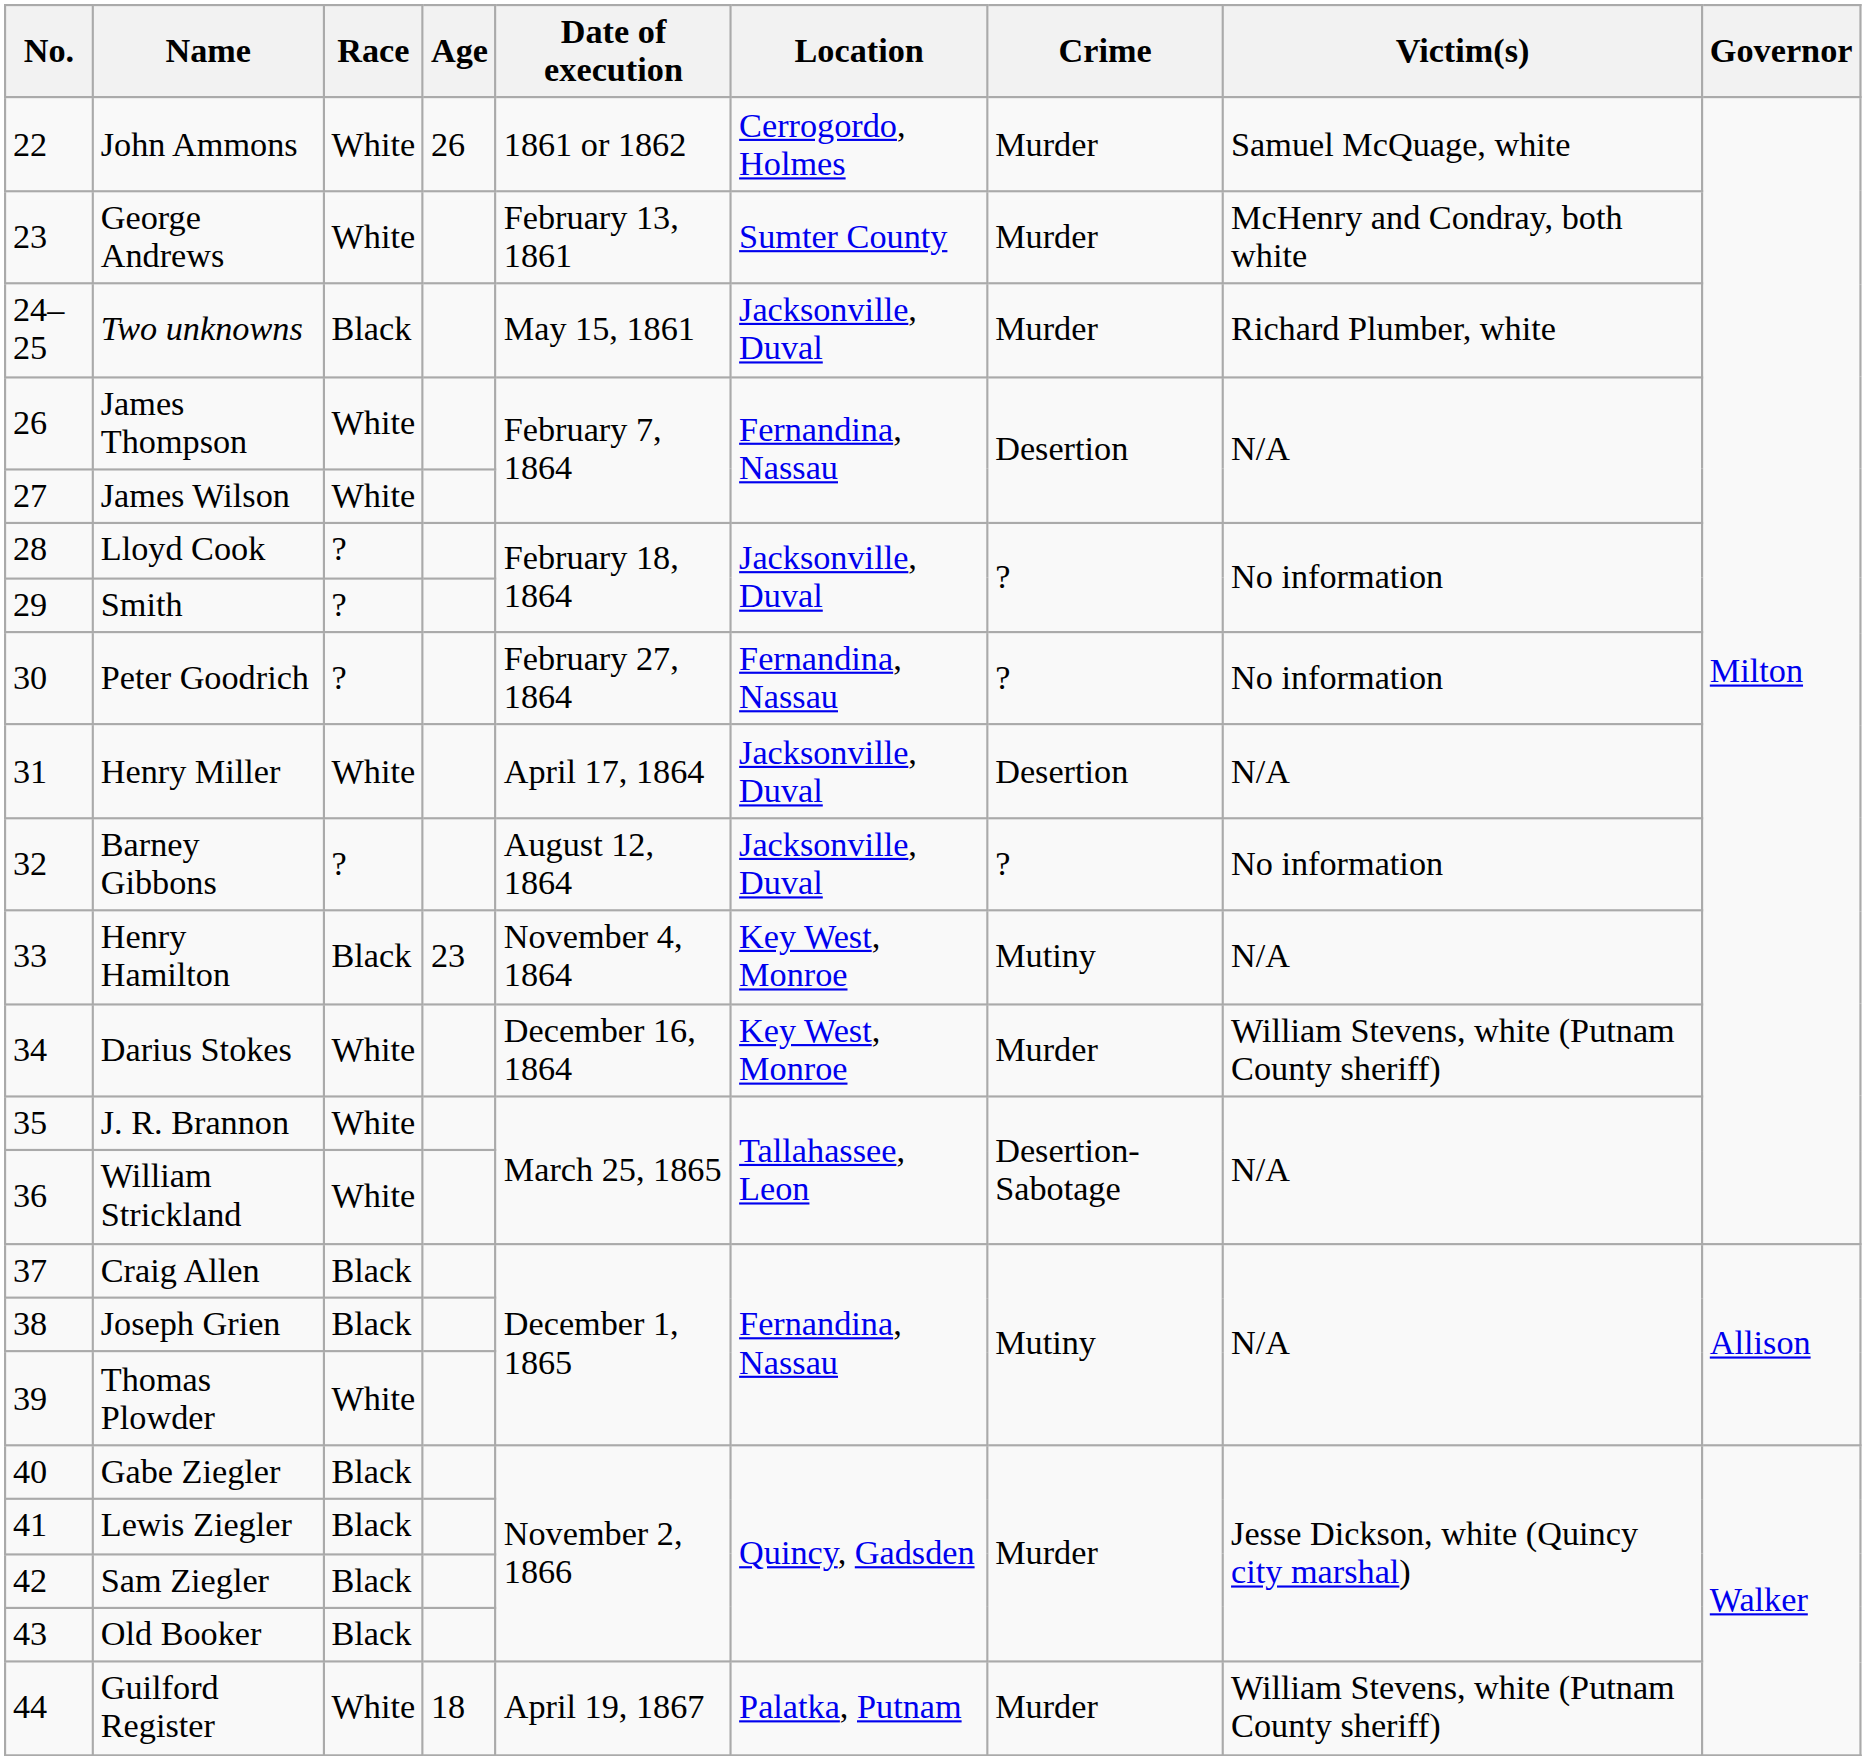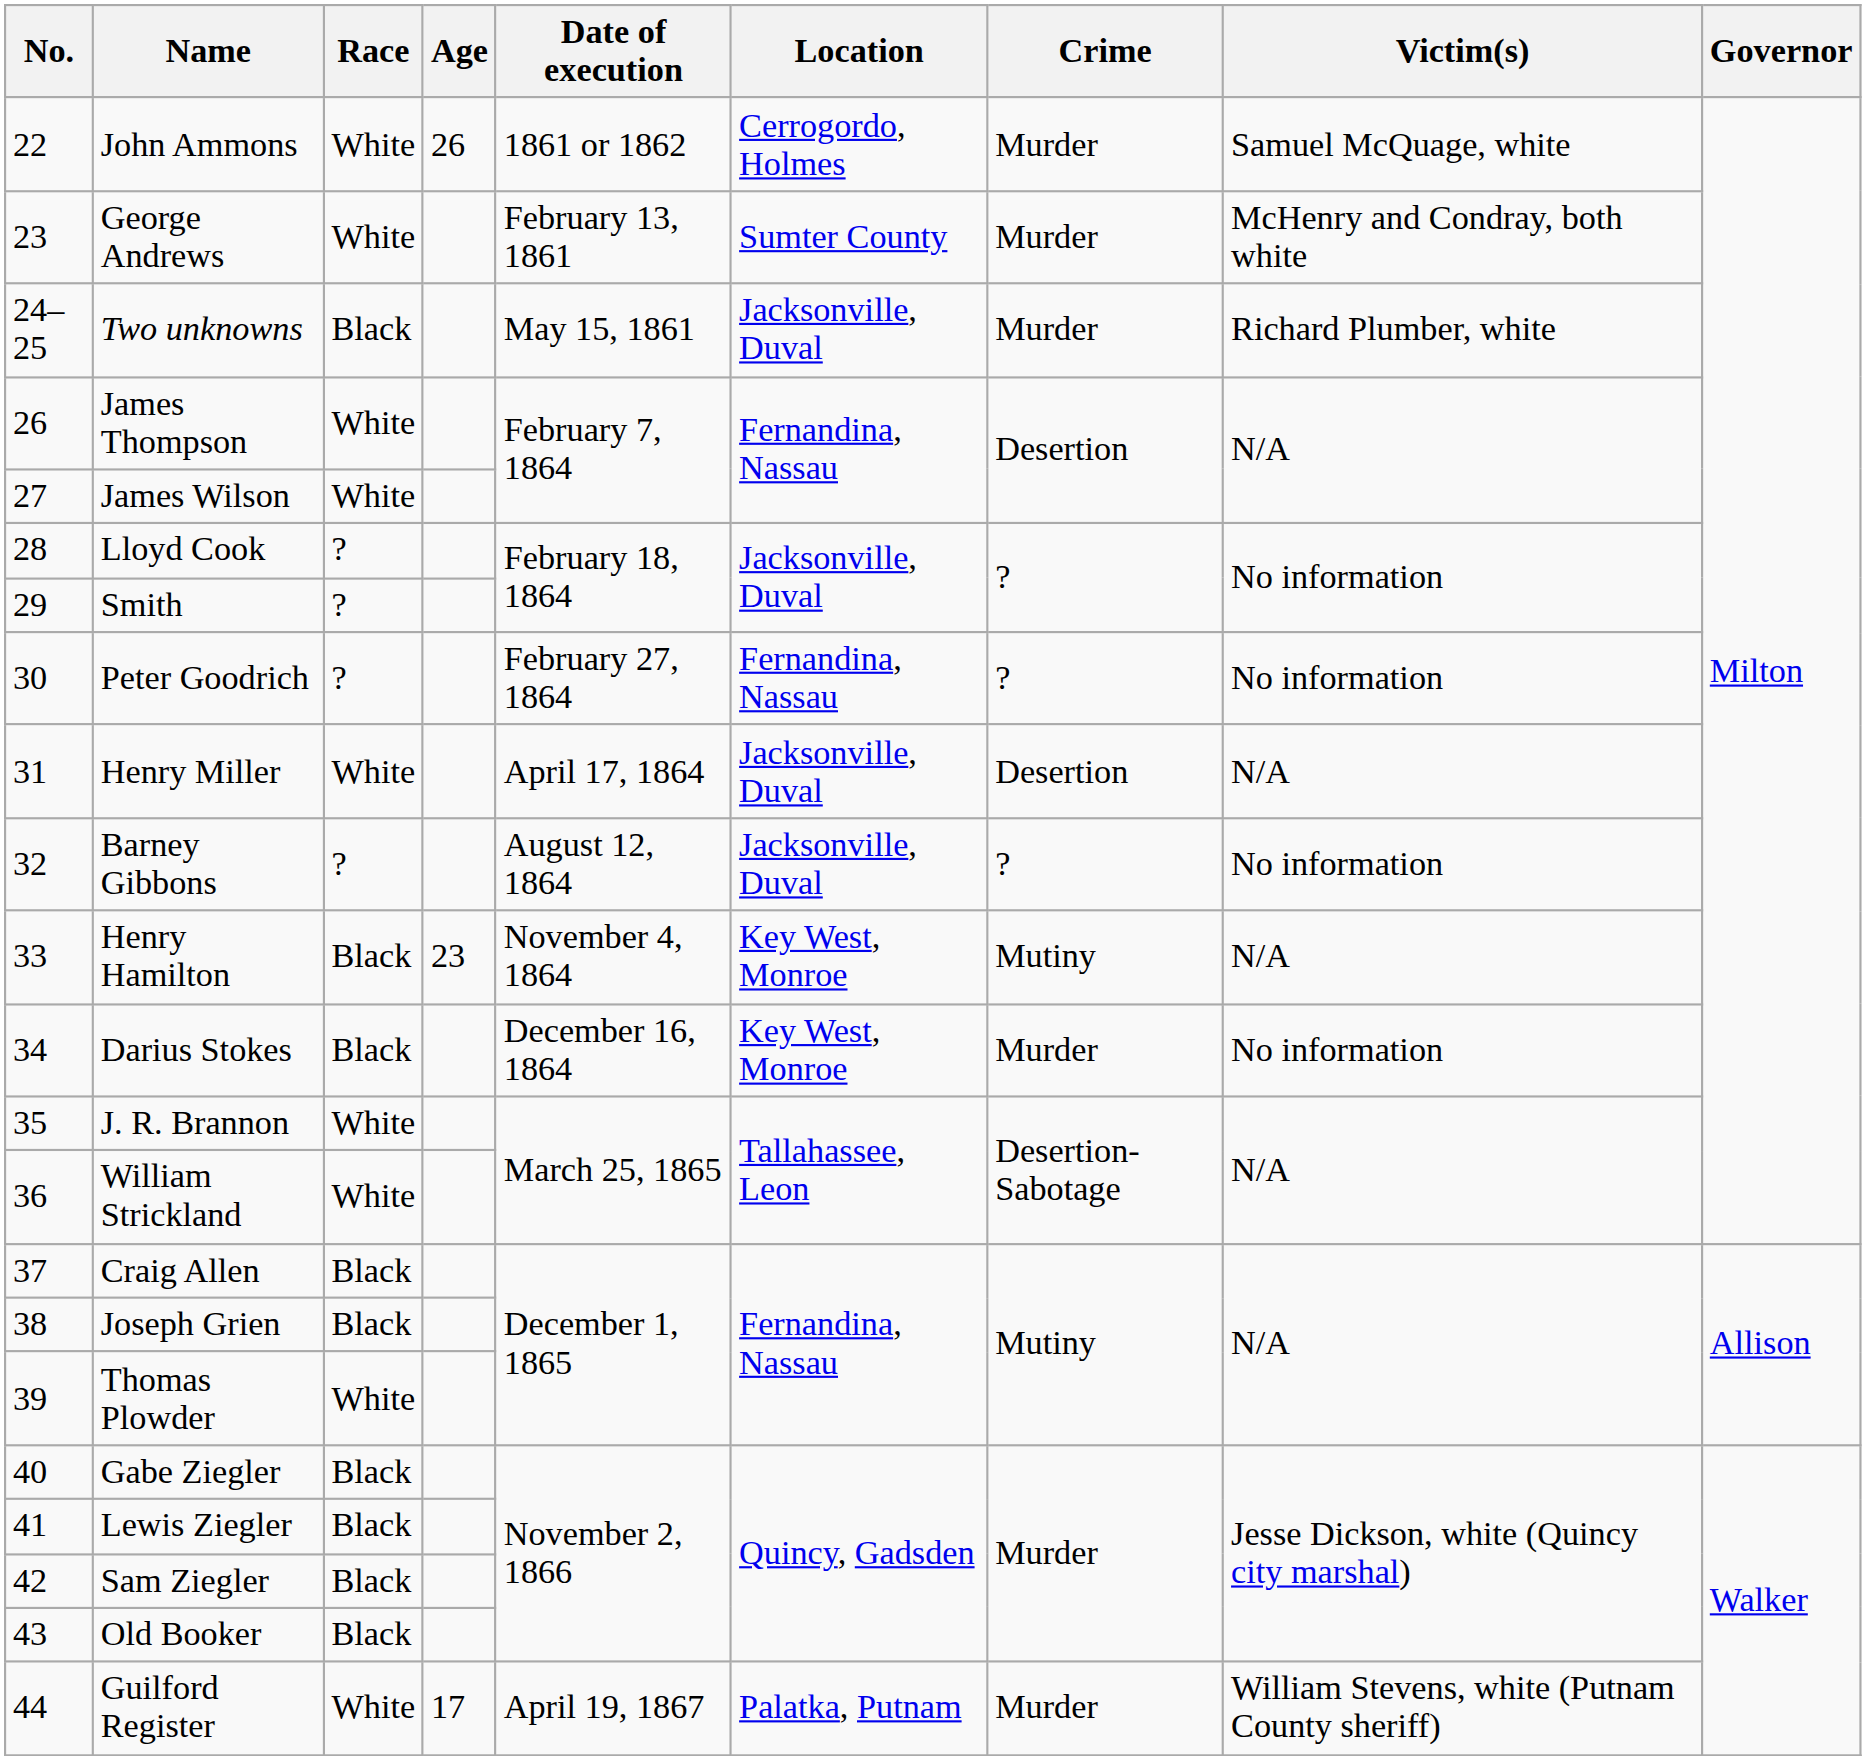(373, 1049) White -> (371, 1049) Black
(1453, 1049) William Stevens, white (Putnam County sheriff) -> (1337, 1049) No information
(448, 1707) 18 -> (448, 1707) 17
